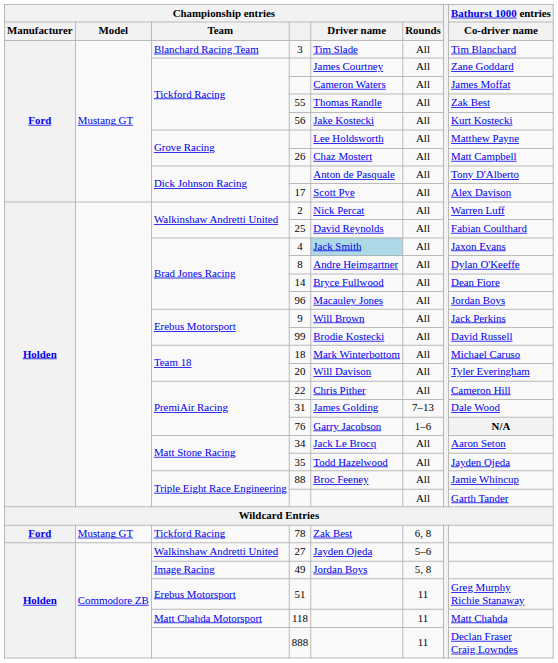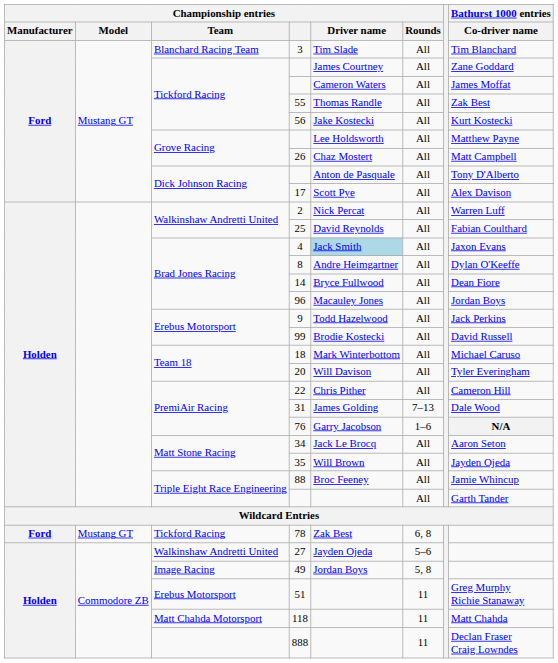(339, 318) Will Brown -> (351, 318) Todd Hazelwood
(351, 461) Todd Hazelwood -> (339, 461) Will Brown
